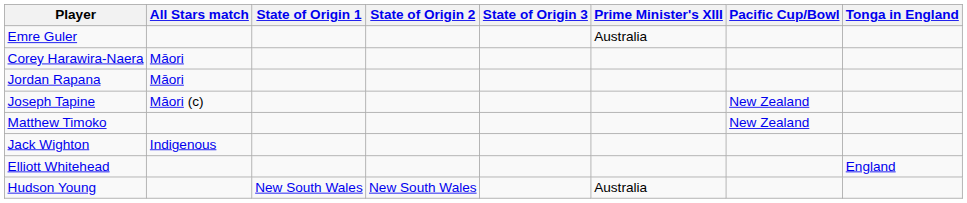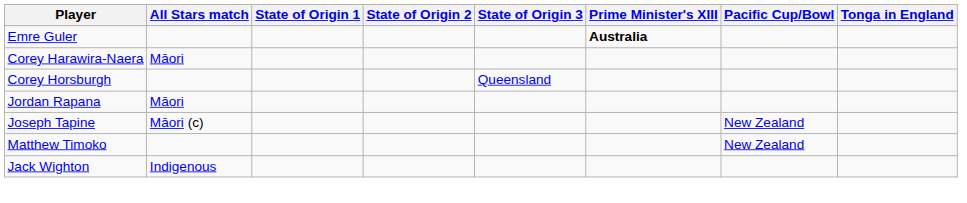(621, 36) normal -> (618, 36) bold
+ row: (59, 79)
- row: (59, 166)
- row: (52, 187)
